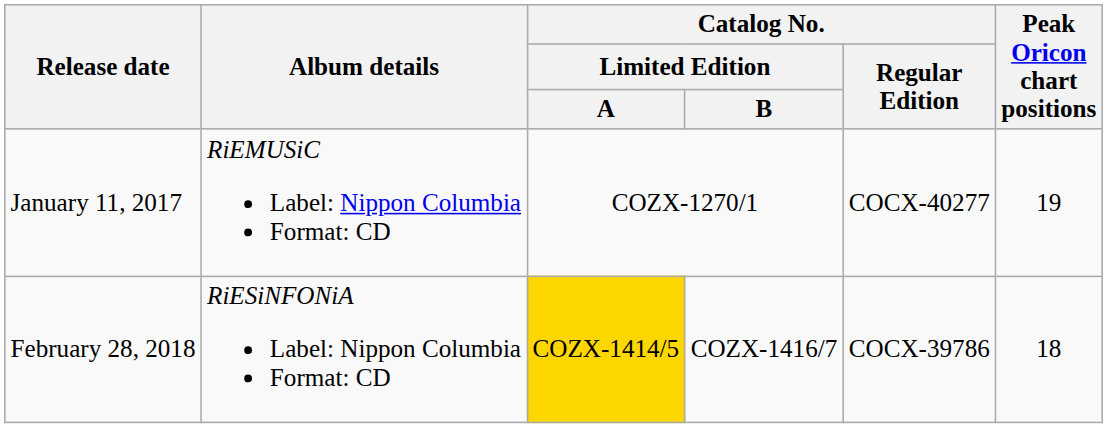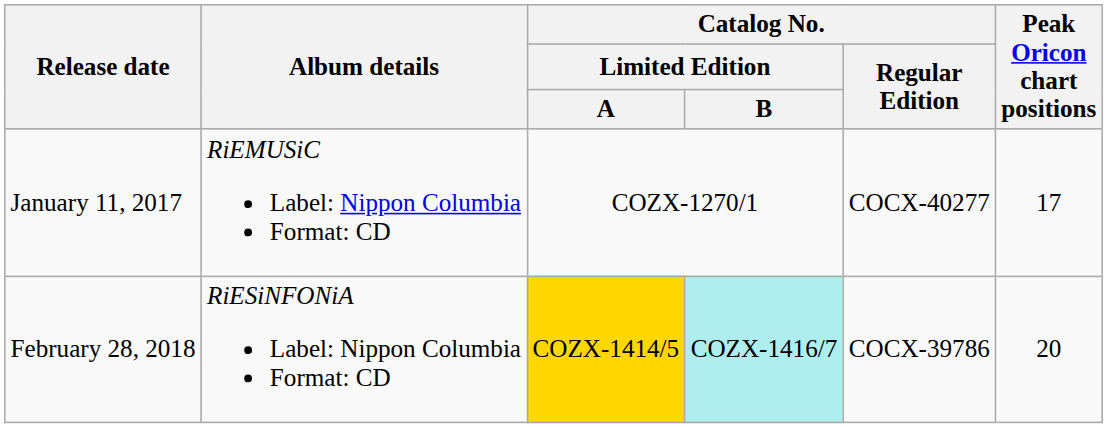(1049, 202) 19 -> (1049, 202) 17
(764, 349) no background -> (764, 349) paleturquoise background
(1049, 349) 18 -> (1049, 349) 20
